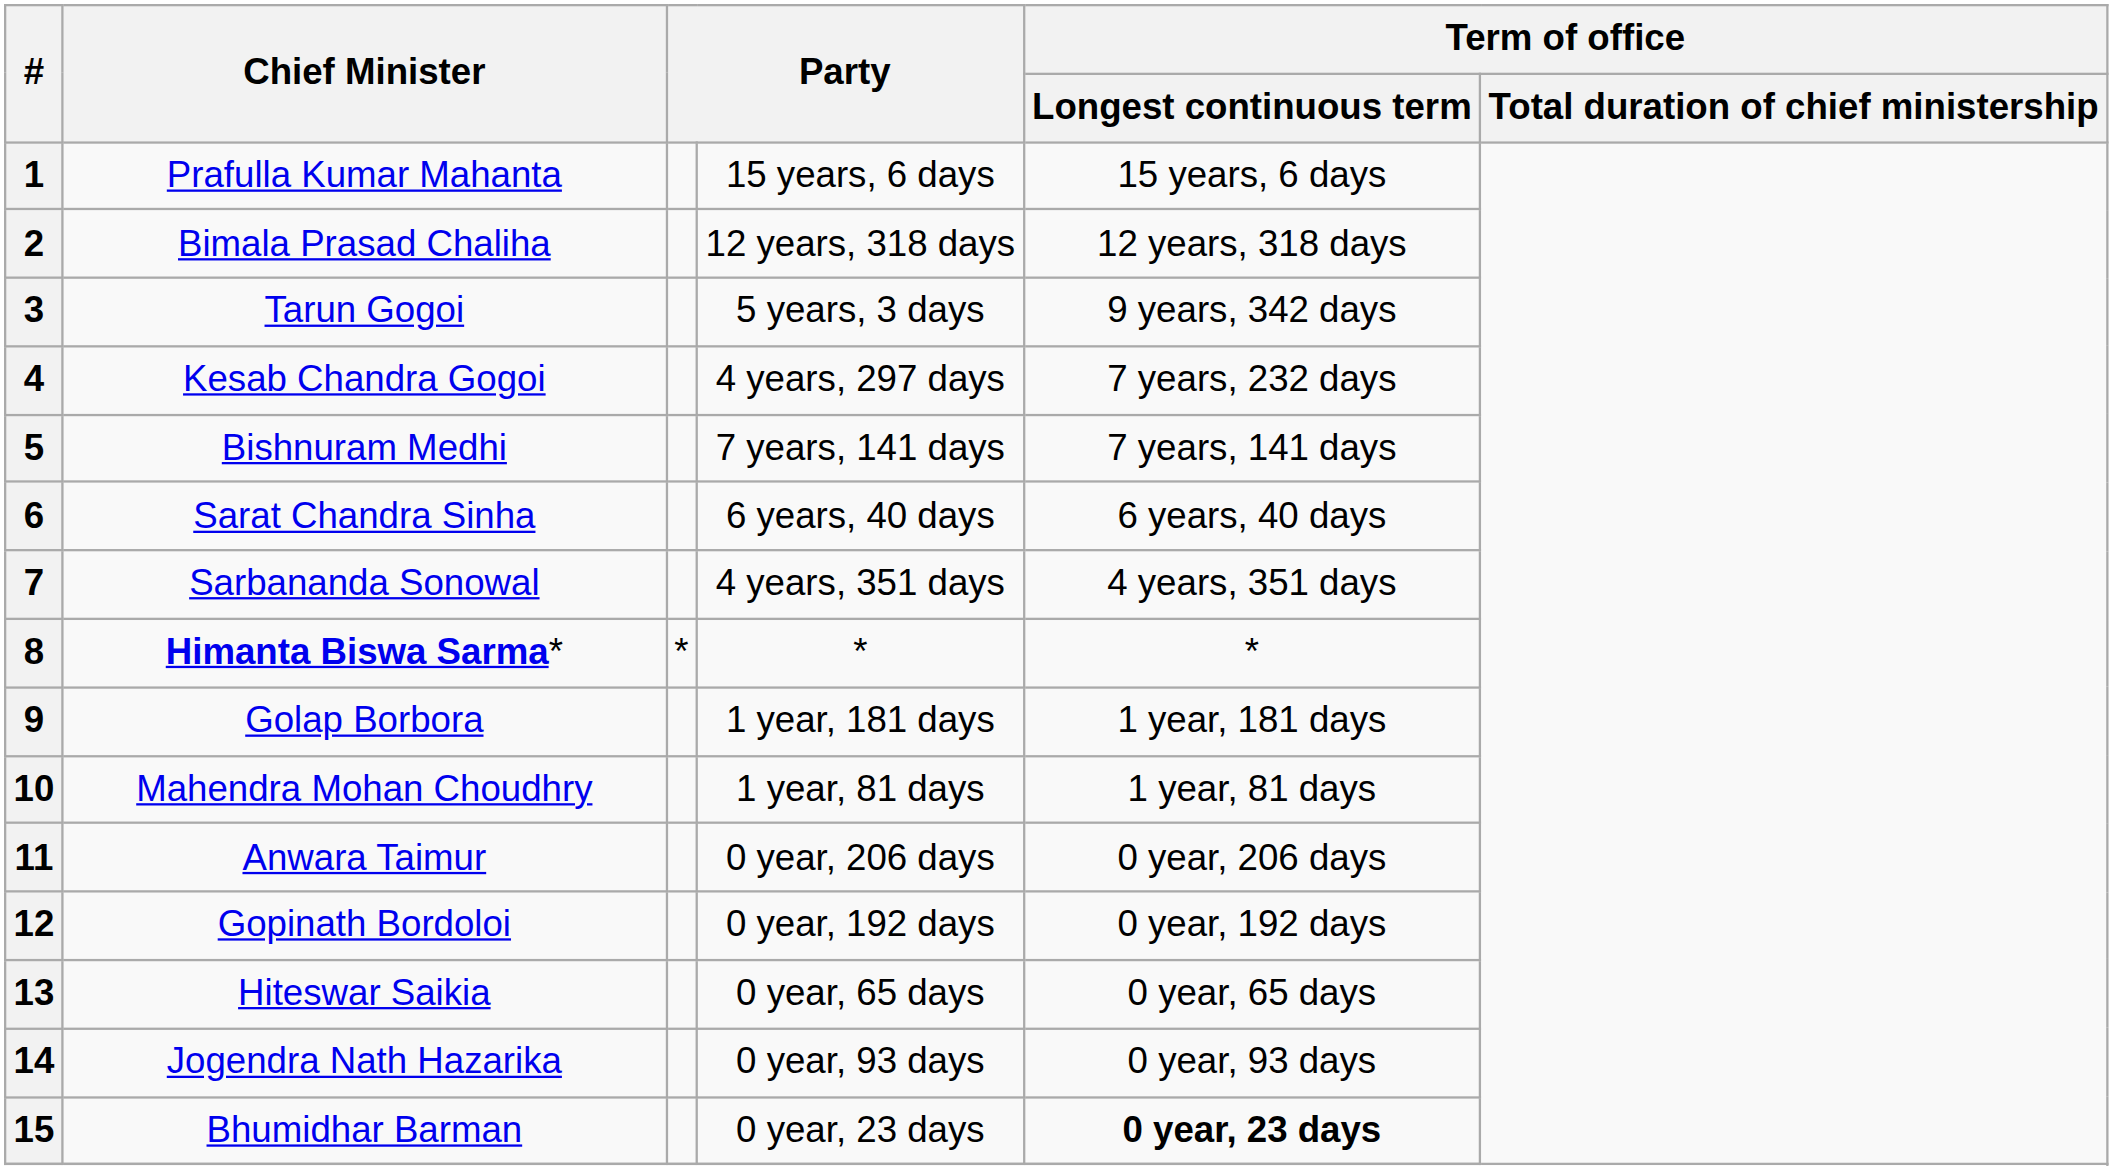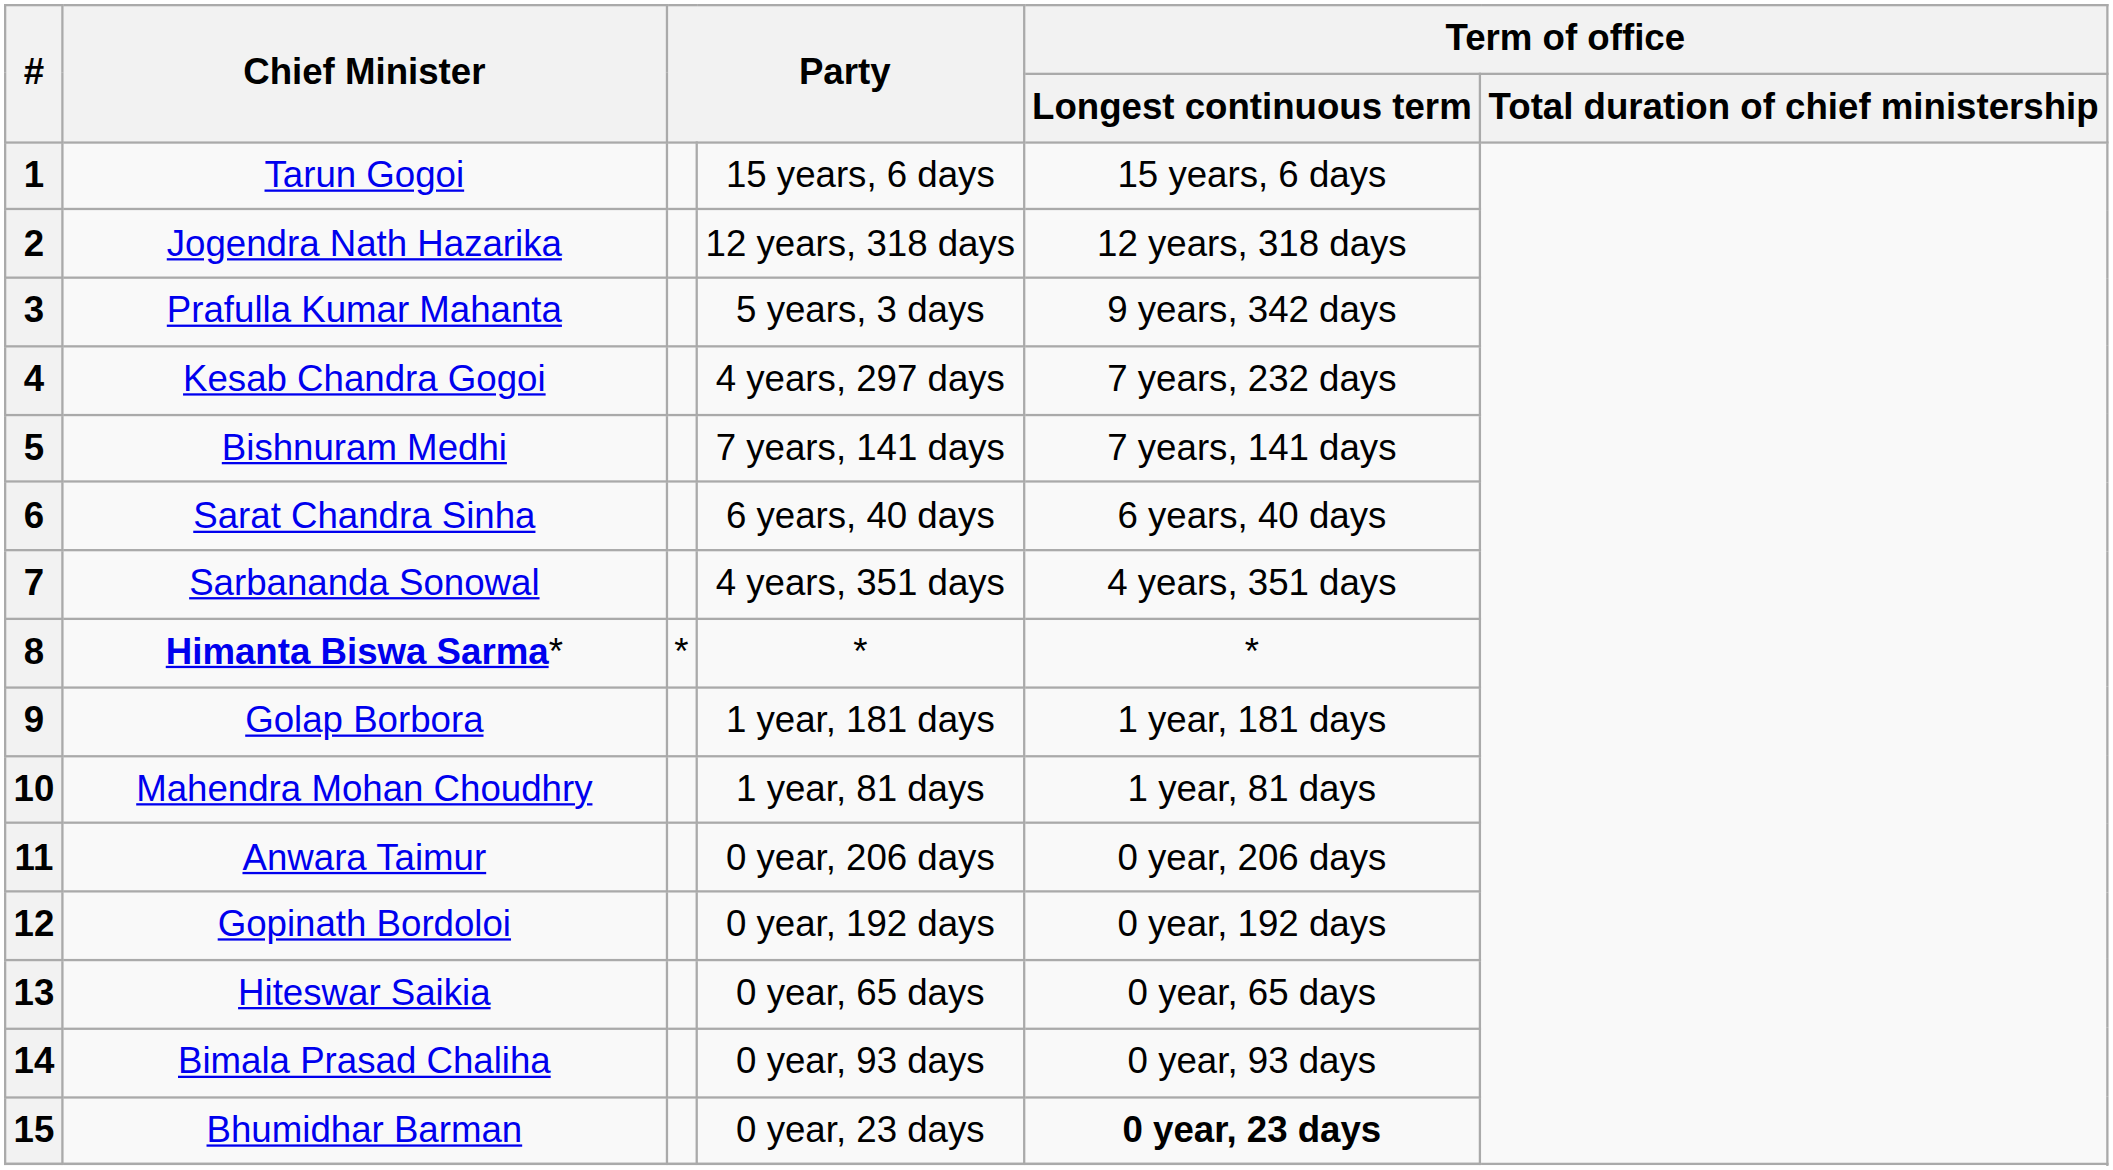(364, 174) Prafulla Kumar Mahanta -> (364, 174) Tarun Gogoi
(364, 242) Bimala Prasad Chaliha -> (364, 242) Jogendra Nath Hazarika
(364, 310) Tarun Gogoi -> (364, 310) Prafulla Kumar Mahanta
(364, 1061) Jogendra Nath Hazarika -> (364, 1061) Bimala Prasad Chaliha
